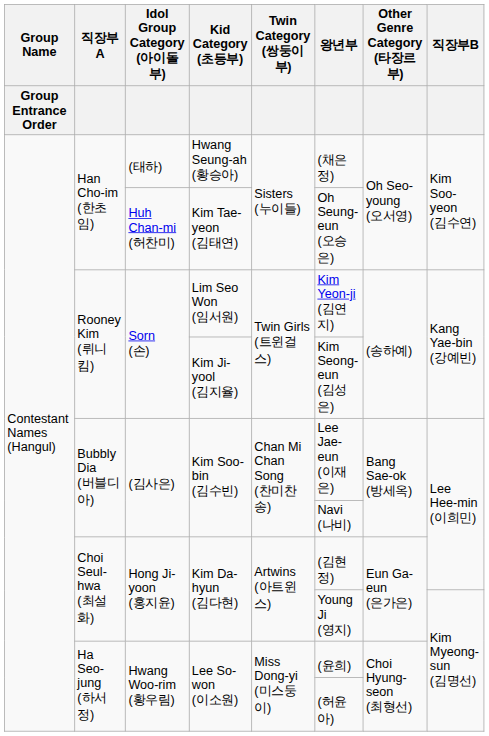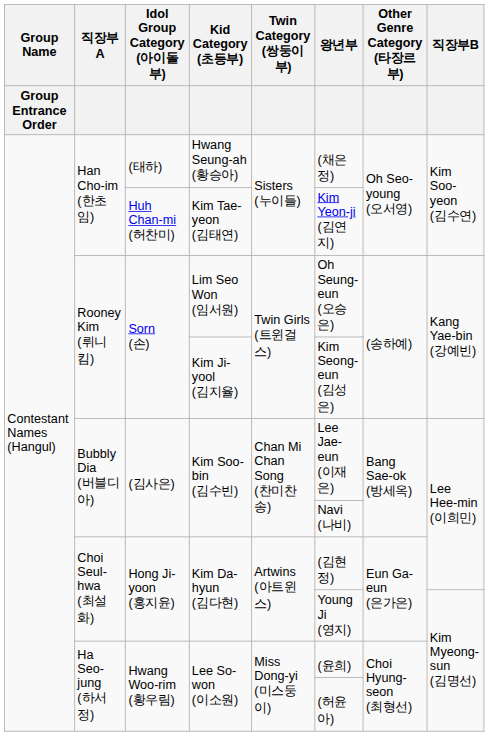(338, 227) Oh Seung-eun (오승은) -> (337, 220) Kim Yeon-ji (김연지)
(337, 302) Kim Yeon-ji (김연지) -> (338, 295) Oh Seung-eun (오승은)
